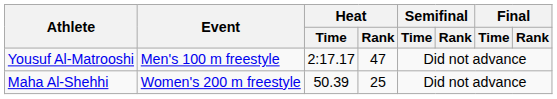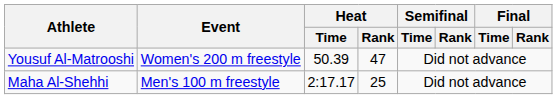(210, 60) Men's 100 m freestyle -> (221, 60) Women's 200 m freestyle
(331, 60) 2:17.17 -> (331, 60) 50.39
(221, 82) Women's 200 m freestyle -> (210, 82) Men's 100 m freestyle
(331, 82) 50.39 -> (331, 82) 2:17.17
